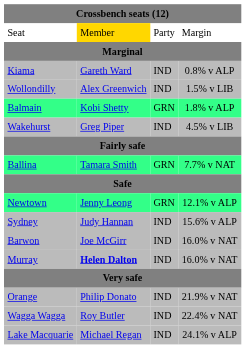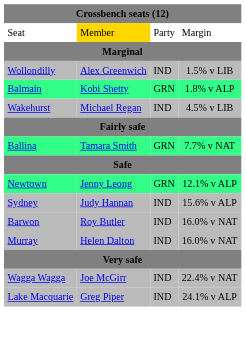- row: (21, 70)
(102, 127) Greg Piper -> (111, 108) Michael Regan
(103, 240) Joe McGirr -> (102, 221) Roy Butler
(109, 259) bold -> (107, 240) normal
- row: (22, 297)
(102, 316) Roy Butler -> (103, 278) Joe McGirr
(111, 334) Michael Regan -> (102, 297) Greg Piper
